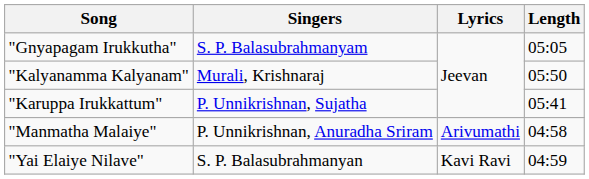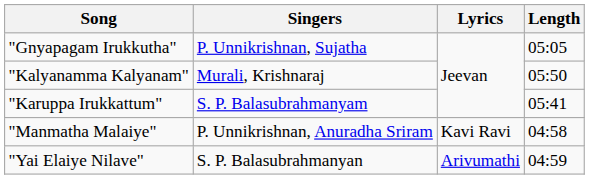(282, 47) S. P. Balasubrahmanyam -> (282, 47) P. Unnikrishnan, Sujatha
(282, 103) P. Unnikrishnan, Sujatha -> (282, 103) S. P. Balasubrahmanyam
(480, 132) Arivumathi -> (476, 132) Kavi Ravi
(476, 160) Kavi Ravi -> (480, 160) Arivumathi
